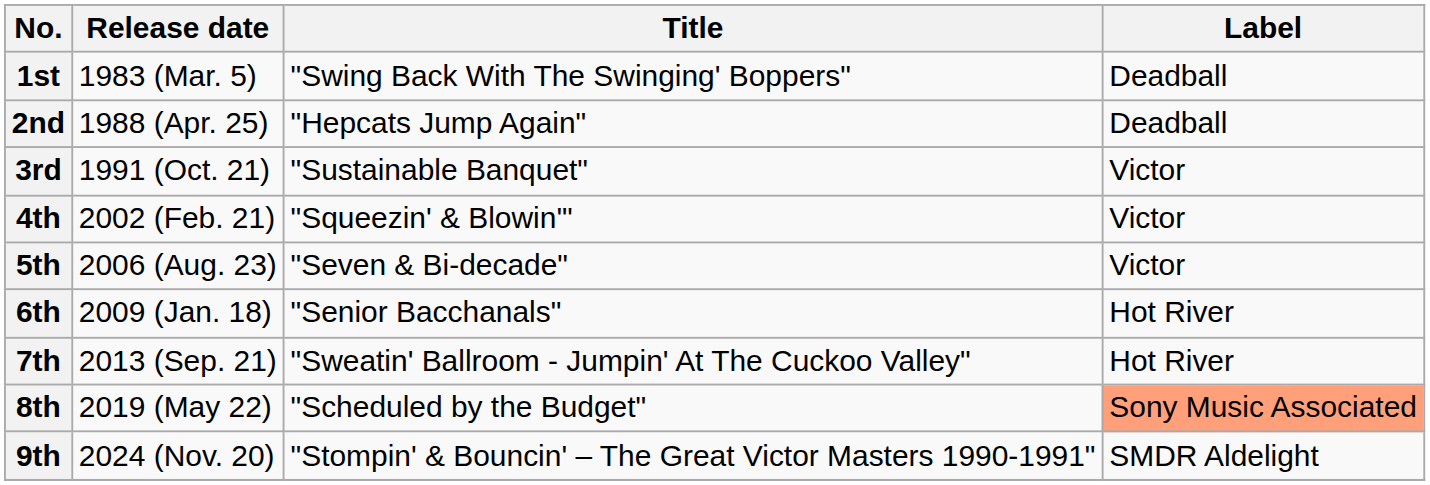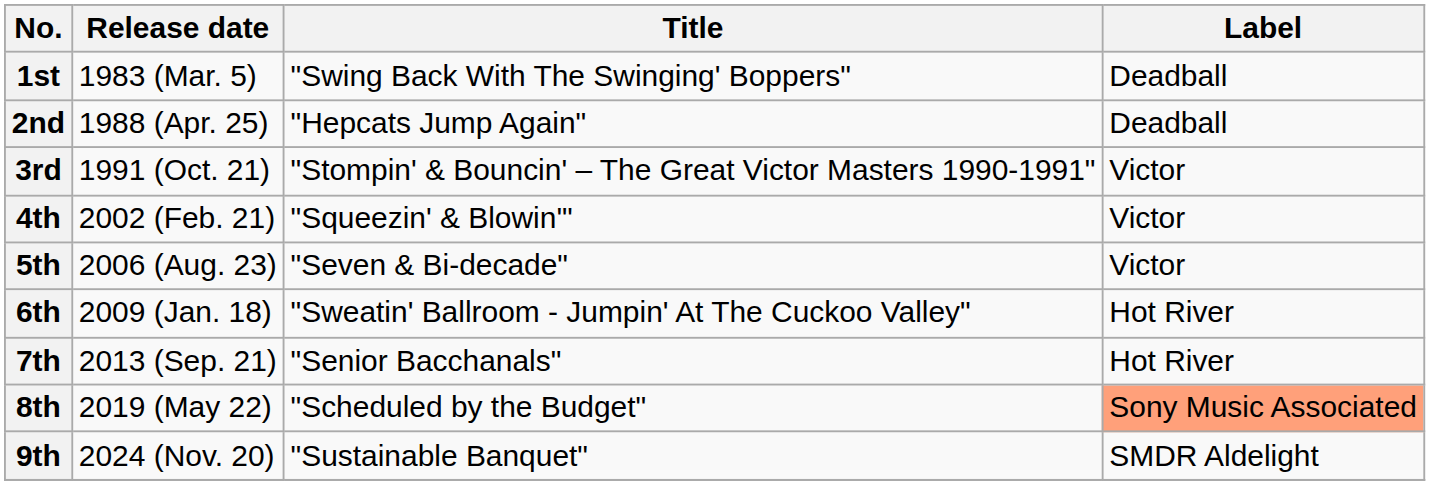(439, 170) "Sustainable Banquet" -> (693, 170) "Stompin' & Bouncin' – The Great Victor Masters 1990-1991"
(426, 312) "Senior Bacchanals" -> (631, 312) "Sweatin' Ballroom - Jumpin' At The Cuckoo Valley"
(631, 360) "Sweatin' Ballroom - Jumpin' At The Cuckoo Valley" -> (426, 360) "Senior Bacchanals"
(693, 455) "Stompin' & Bouncin' – The Great Victor Masters 1990-1991" -> (439, 455) "Sustainable Banquet"
